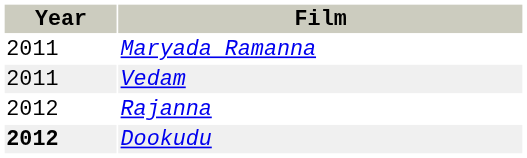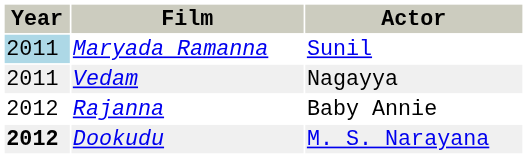+ column: (414, 19)
(32, 49) no background -> (32, 49) lightblue background
